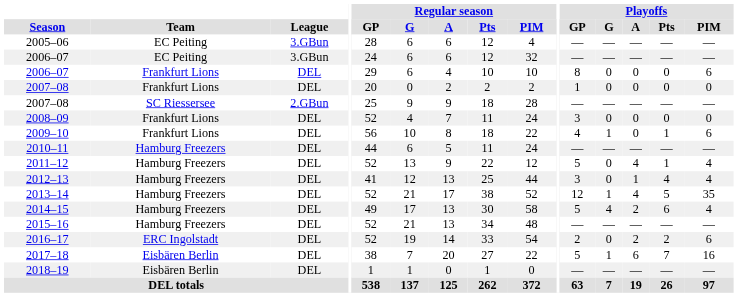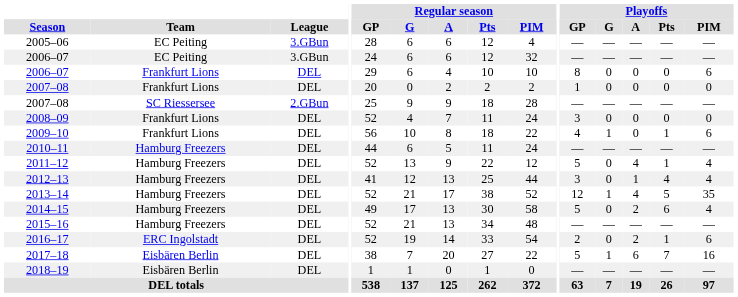(609, 209) 4 -> (609, 209) 0
(667, 239) 2 -> (667, 239) 1
